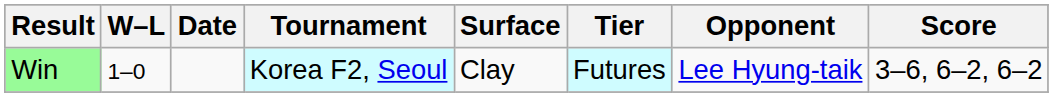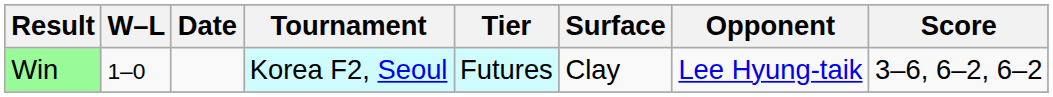columns swapped: (619, 26) <-> (510, 26)
